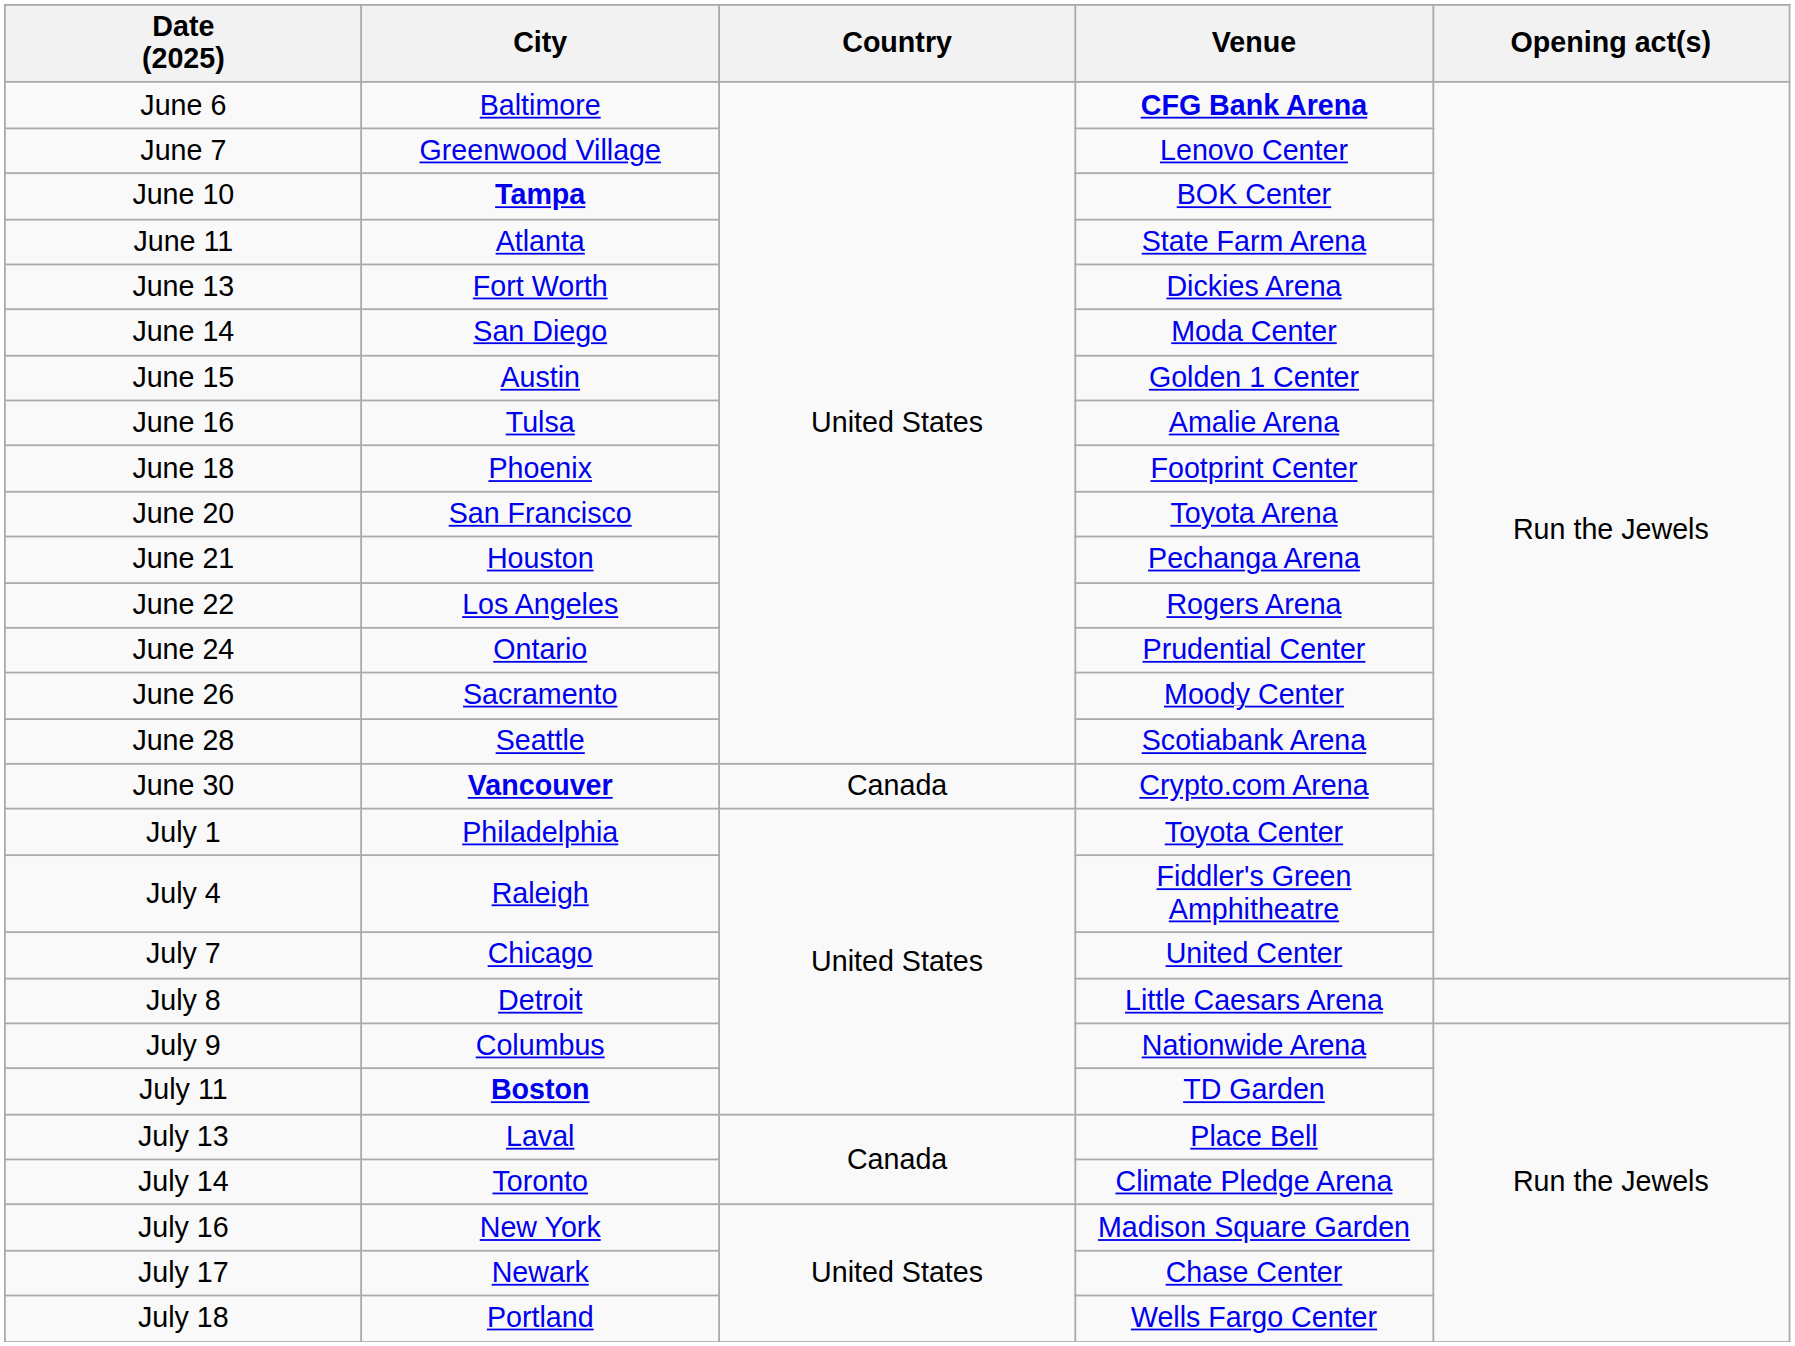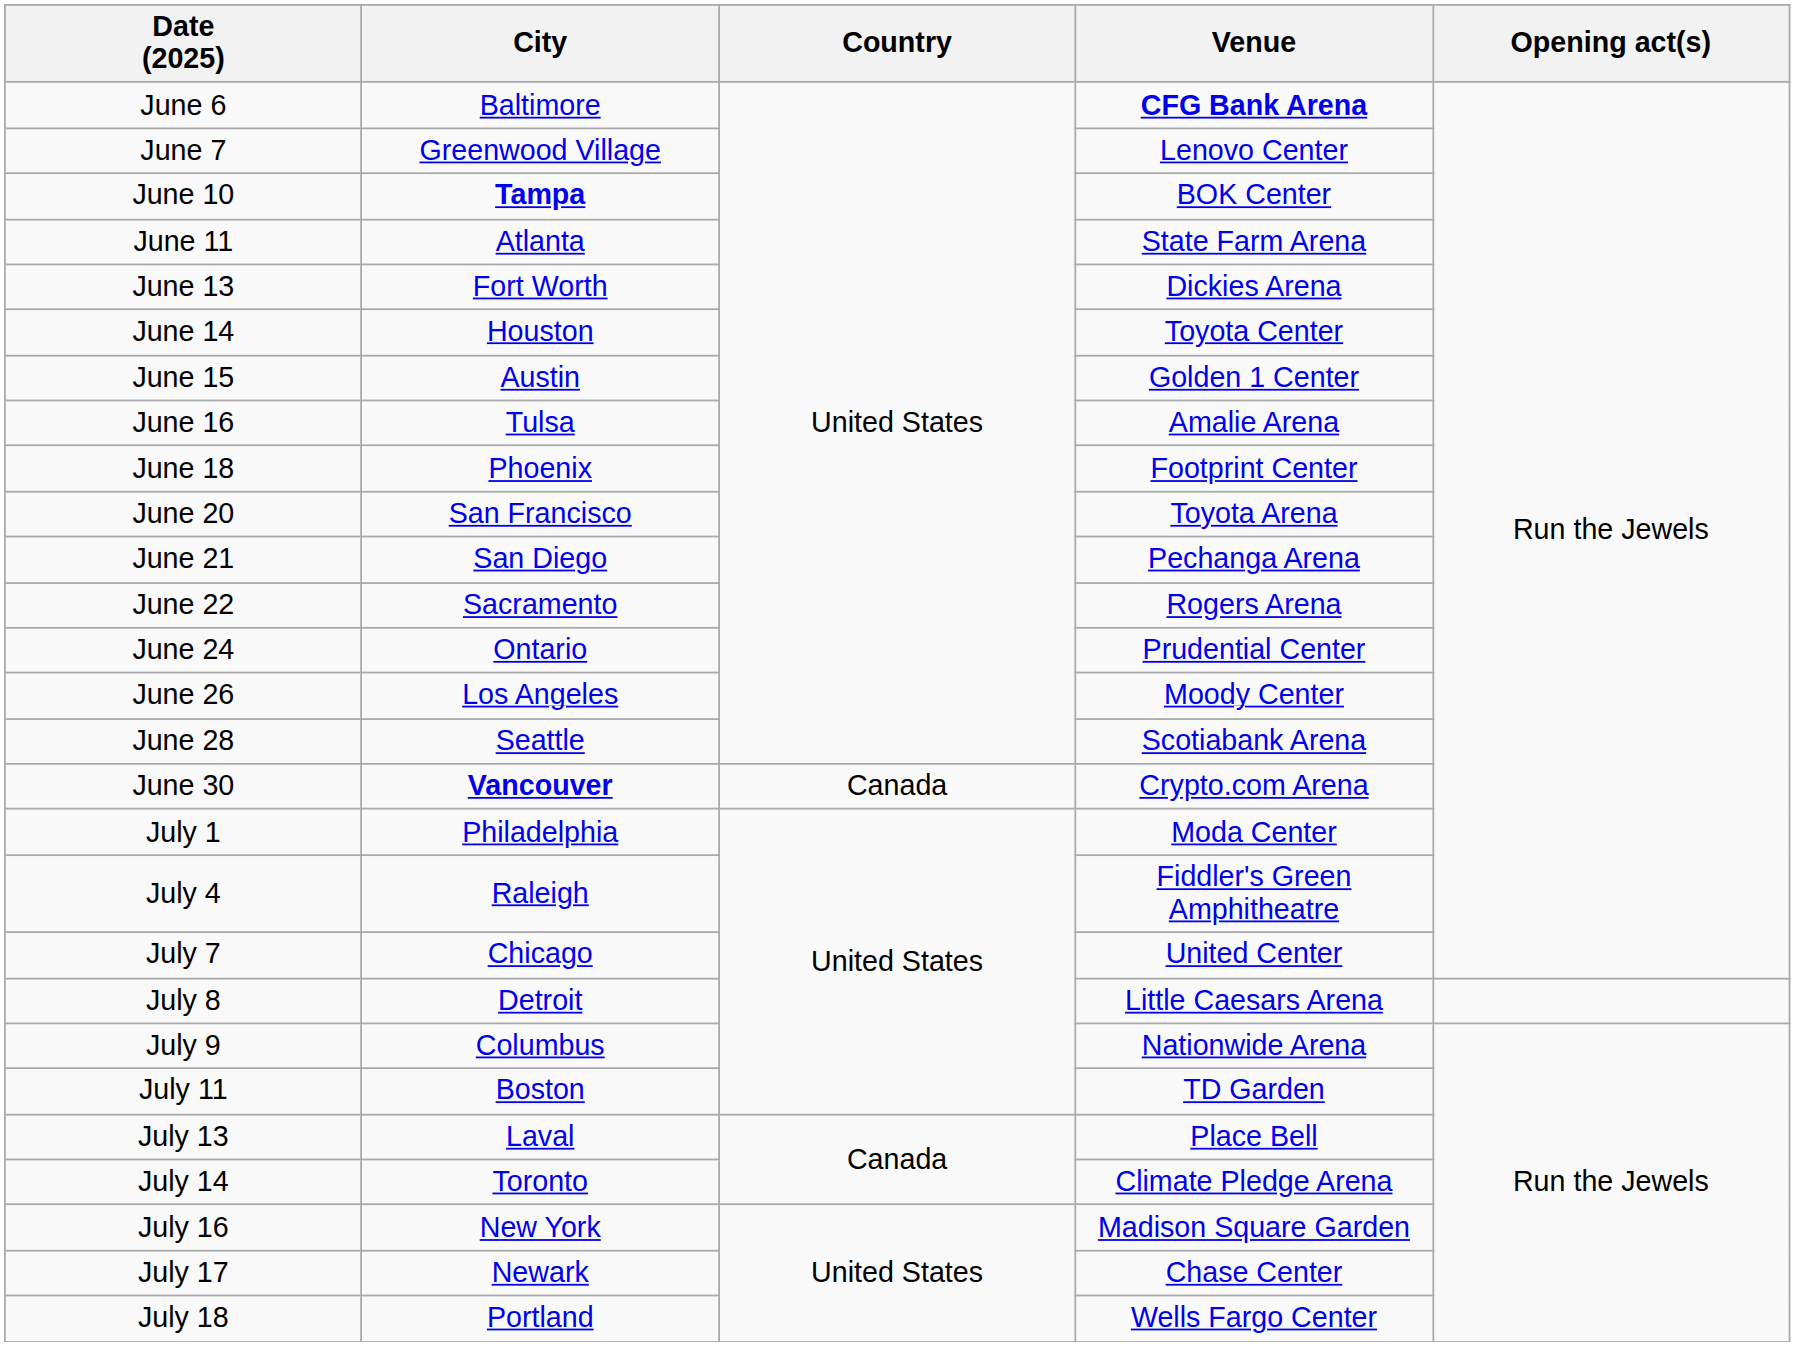(540, 331) San Diego -> (540, 331) Houston
(1254, 331) Moda Center -> (1254, 331) Toyota Center
(540, 559) Houston -> (540, 559) San Diego
(540, 604) Los Angeles -> (540, 604) Sacramento
(540, 695) Sacramento -> (540, 695) Los Angeles
(1254, 831) Toyota Center -> (1254, 831) Moda Center
(540, 1090) bold -> (540, 1090) normal
